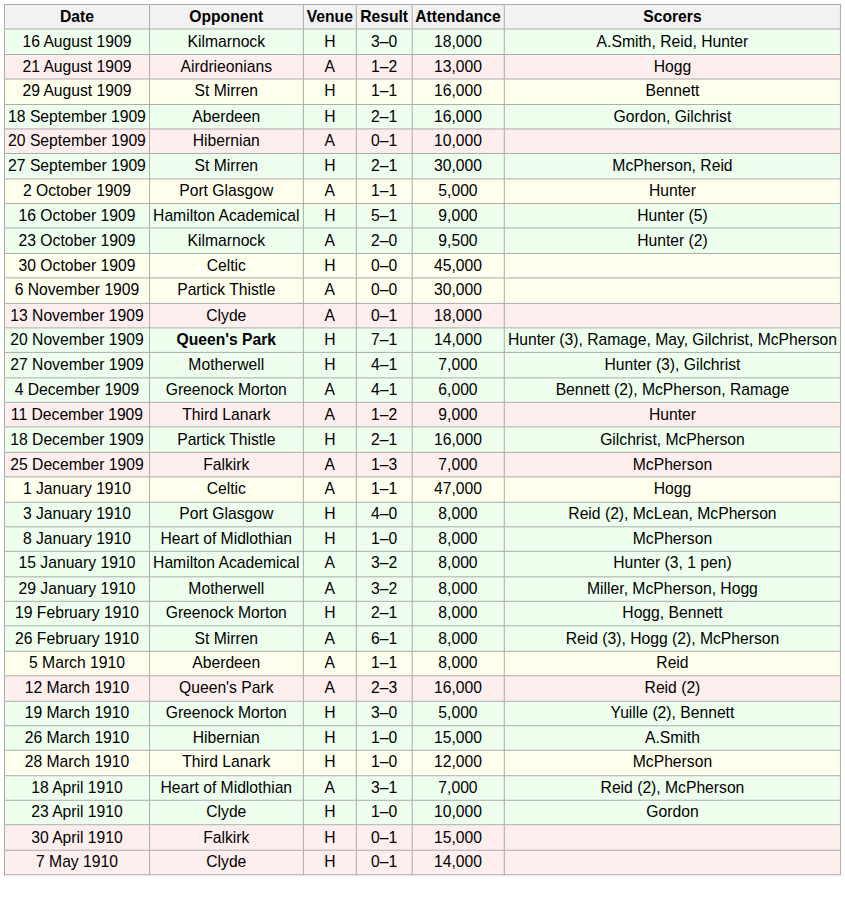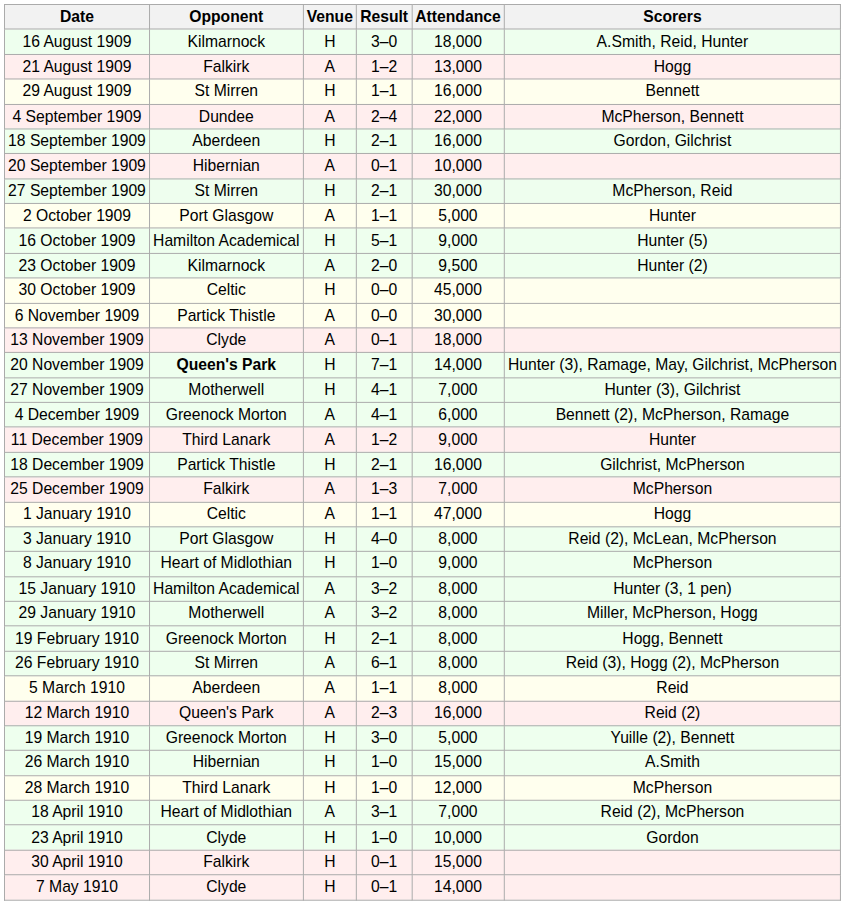(226, 66) Airdrieonians -> (226, 66) Falkirk
+ row: (77, 116)
(458, 539) 8,000 -> (458, 564) 9,000
